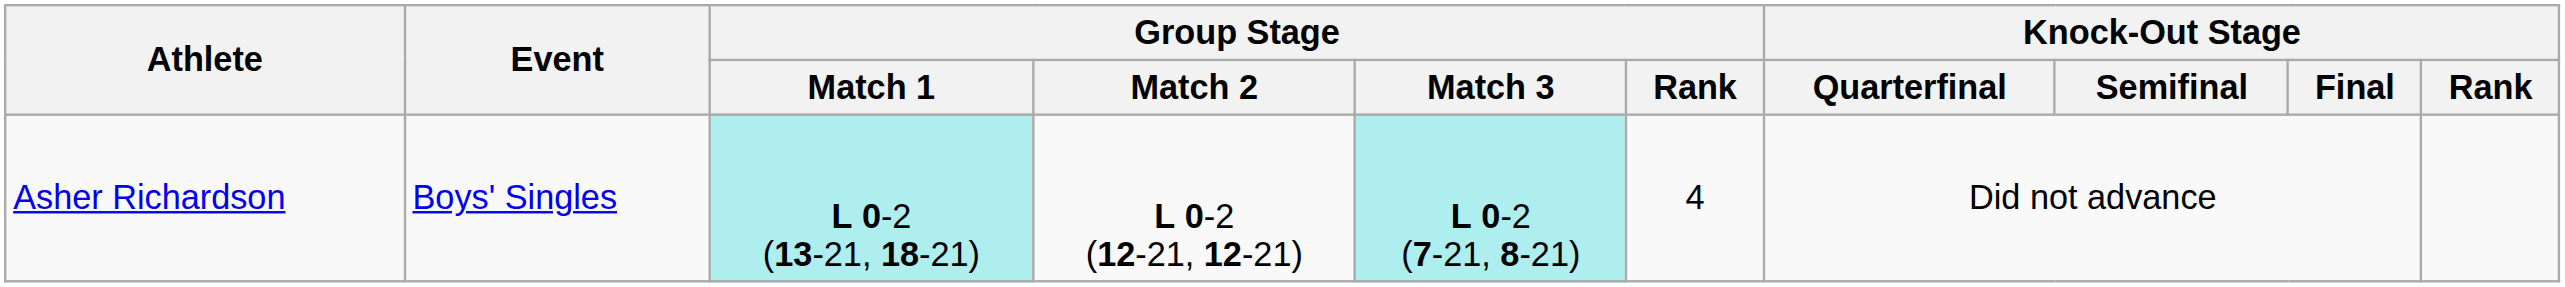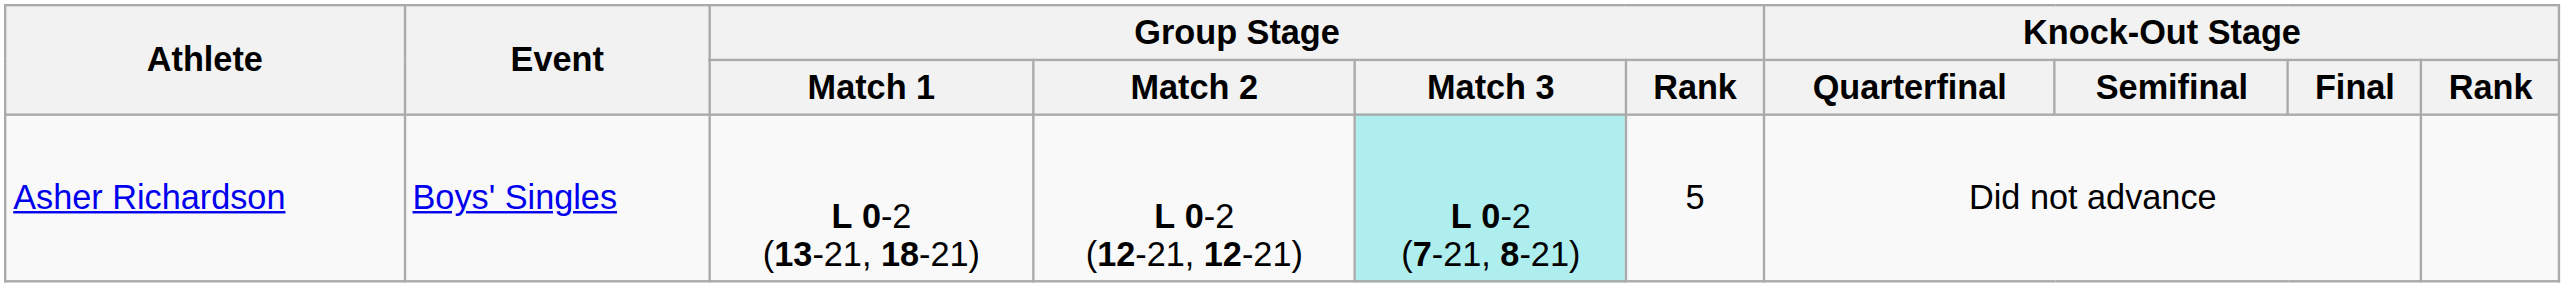(871, 236) paleturquoise background -> (871, 236) no background
(1695, 198) 4 -> (1695, 198) 5
